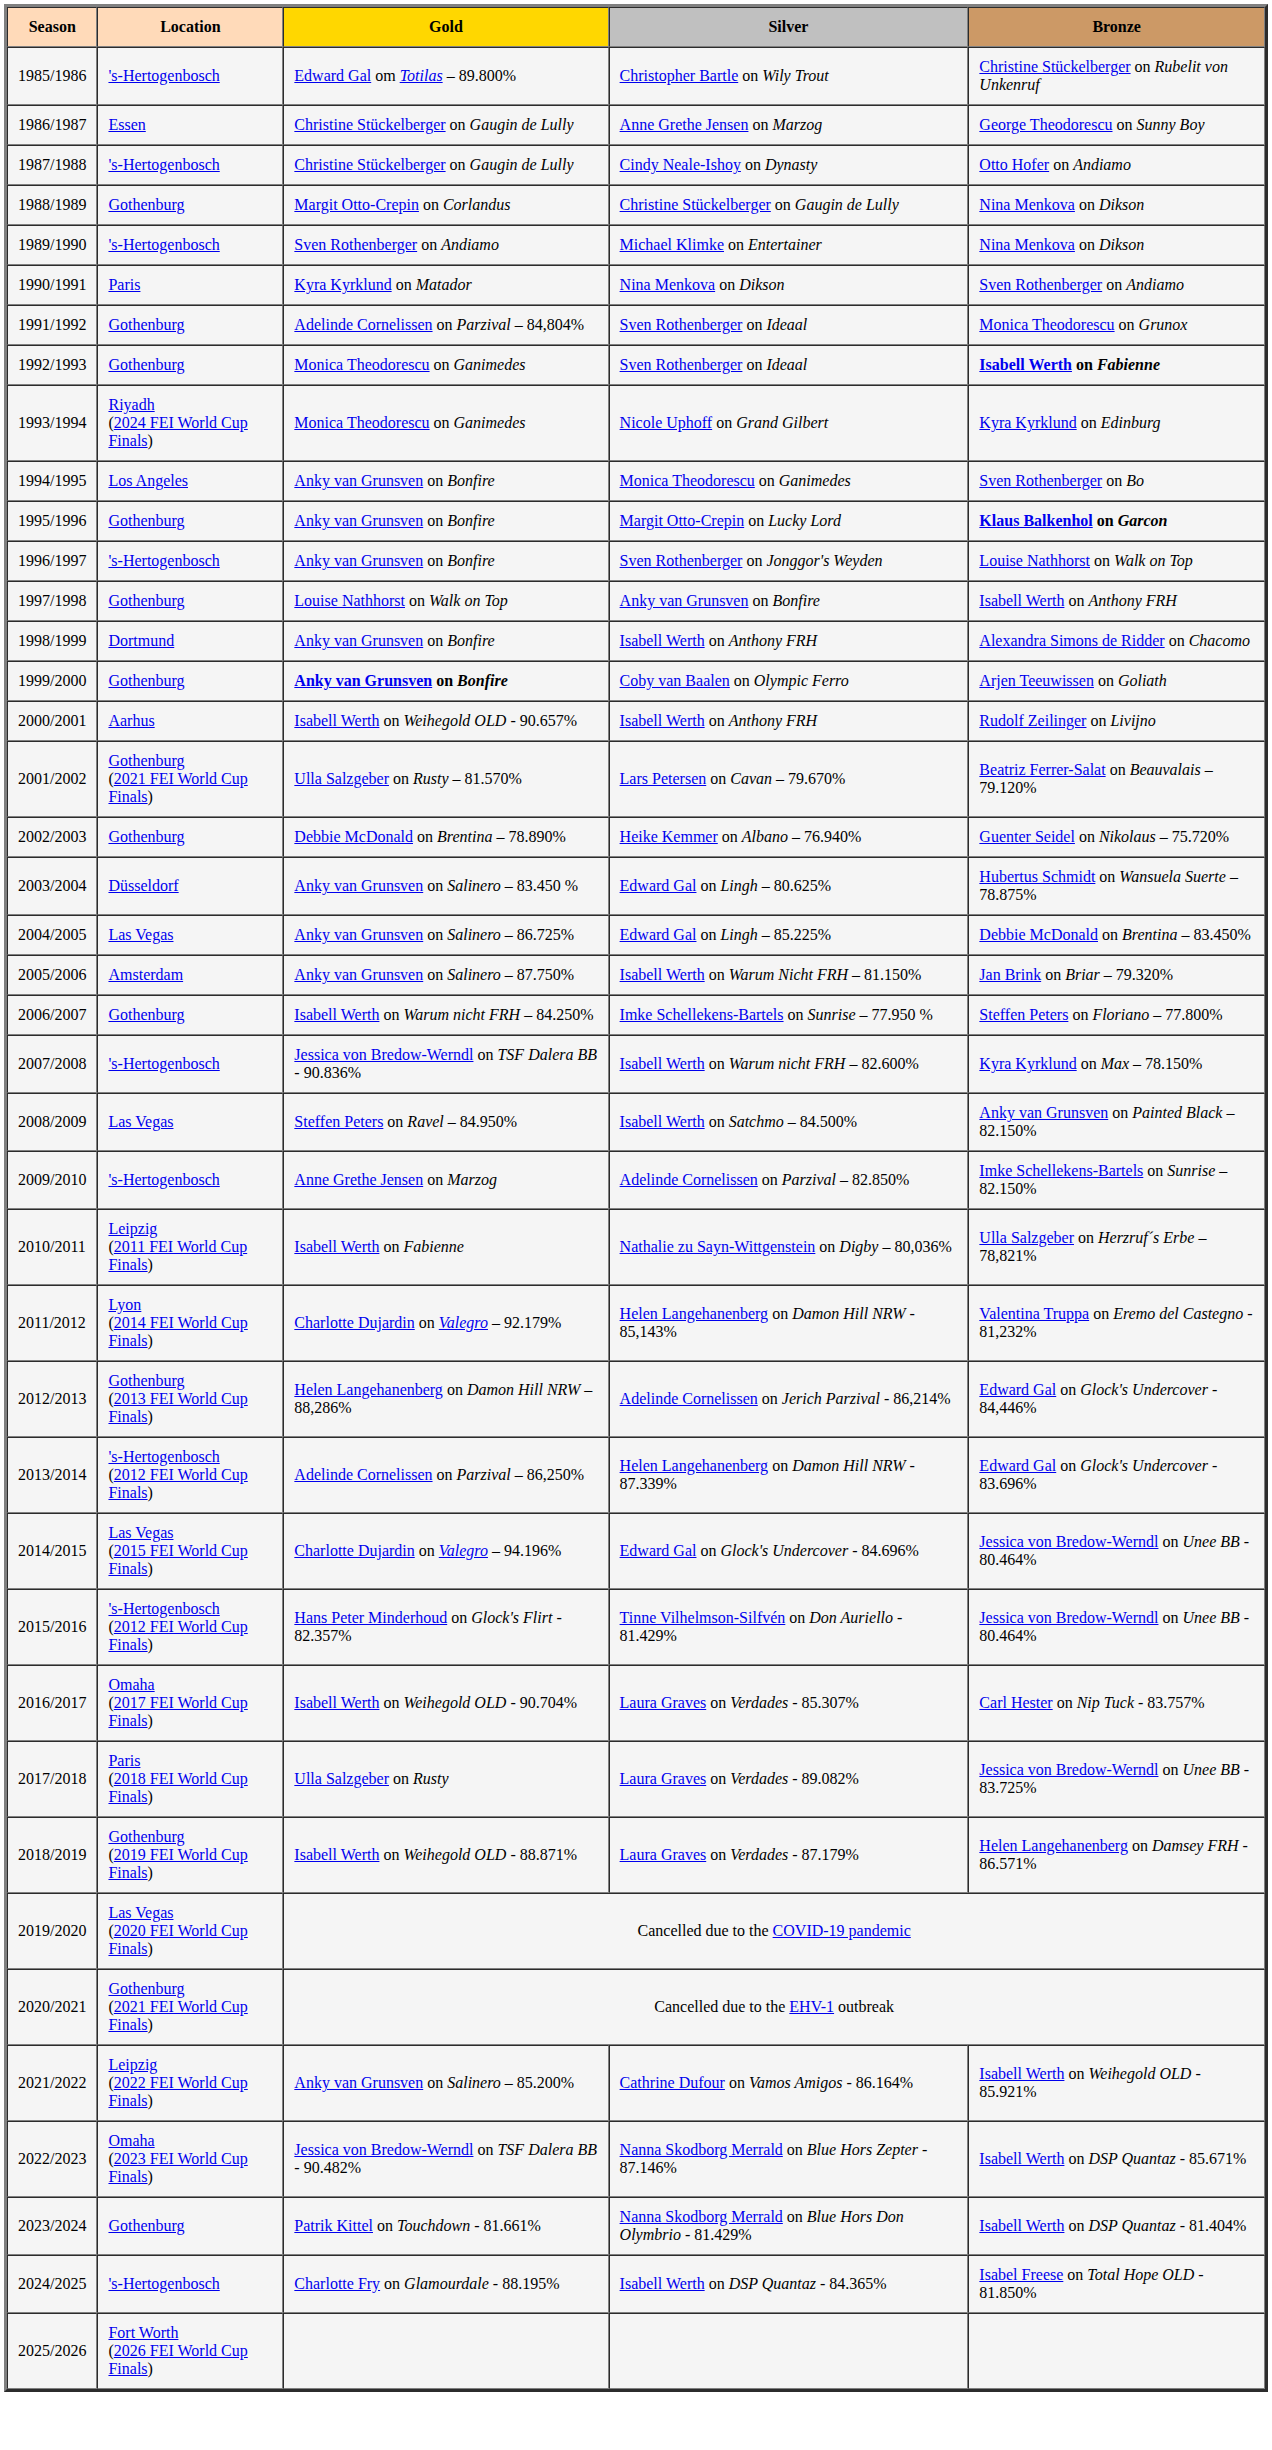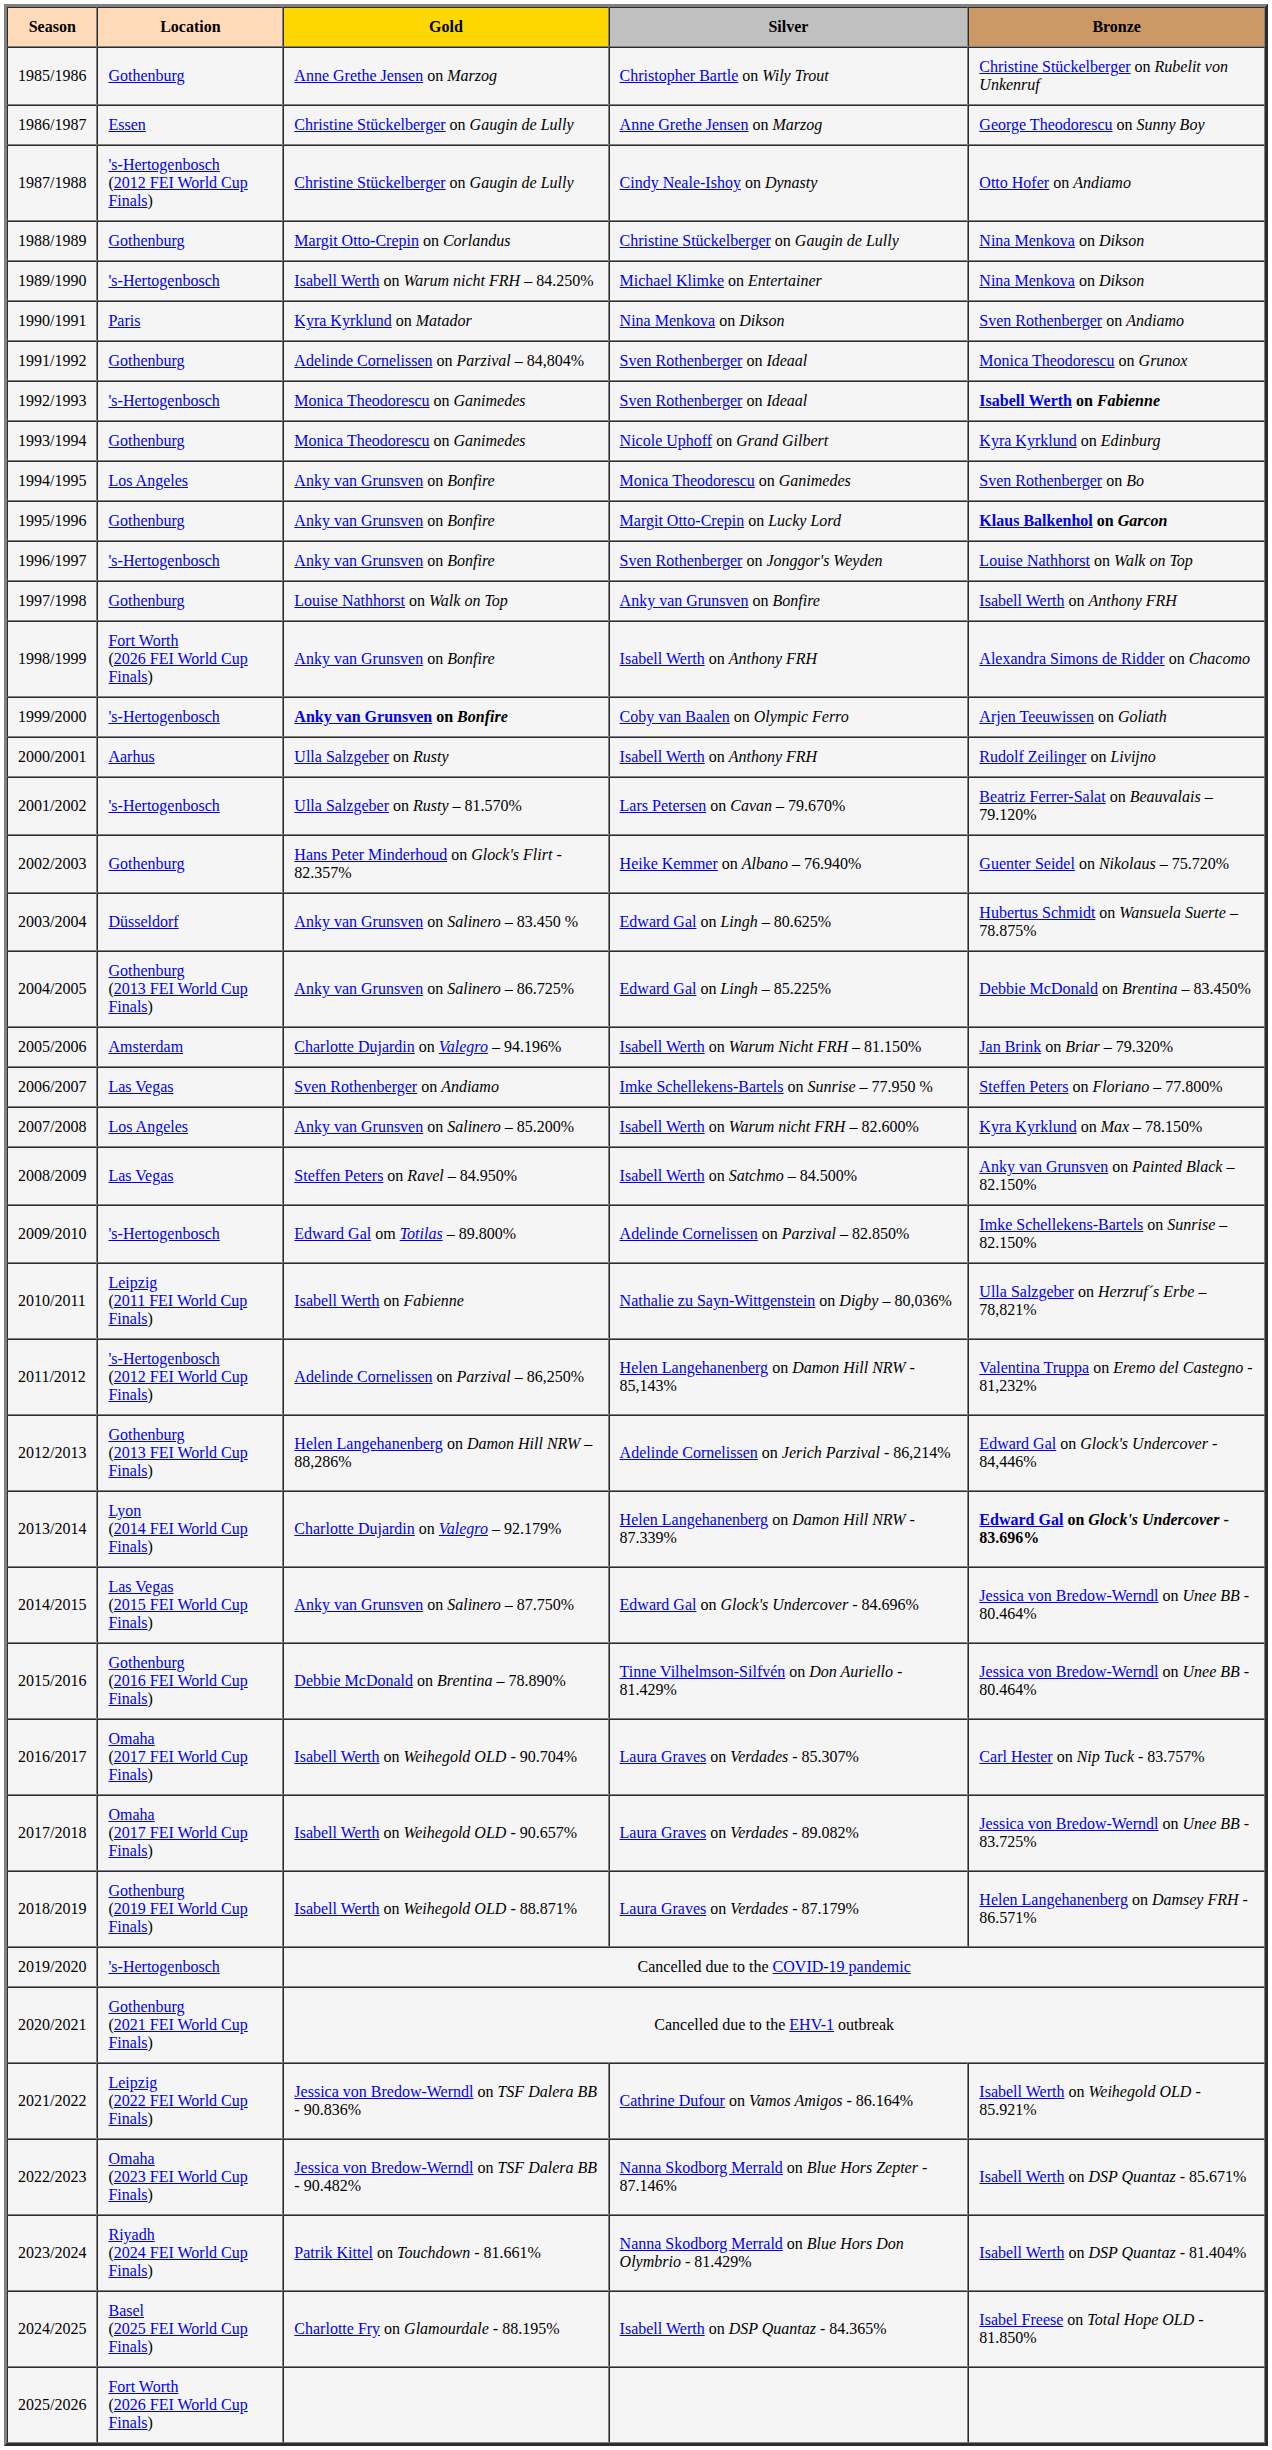(164, 76) 's-Hertogenbosch -> (147, 76) Gothenburg
(405, 76) Edward Gal om Totilas – 89.800% -> (396, 76) Anne Grethe Jensen on Marzog
(164, 164) 's-Hertogenbosch -> (178, 182) 's-Hertogenbosch (2012 FEI World Cup Finals)
(397, 244) Sven Rothenberger on Andiamo -> (444, 280) Isabell Werth on Warum nicht FRH – 84.250%
(147, 364) Gothenburg -> (164, 400) 's-Hertogenbosch
(178, 422) Riyadh (2024 FEI World Cup Finals) -> (147, 440) Gothenburg
(141, 640) Dortmund -> (178, 658) Fort Worth (2026 FEI World Cup Finals)
(147, 680) Gothenburg -> (164, 716) 's-Hertogenbosch
(436, 720) Isabell Werth on Weihegold OLD - 90.657% -> (371, 756) Ulla Salzgeber on Rusty
(178, 778) Gothenburg (2021 FEI World Cup Finals) -> (164, 806) 's-Hertogenbosch
(430, 836) Debbie McDonald on Brentina – 78.890% -> (428, 864) Hans Peter Minderhoud on Glock's Flirt - 82.357%
(141, 934) Las Vegas -> (178, 988) Gothenburg (2013 FEI World Cup Finals)
(434, 974) Anky van Grunsven on Salinero – 87.750% -> (428, 1046) Charlotte Dujardin on Valegro – 94.196%
(147, 1014) Gothenburg -> (141, 1086) Las Vegas
(444, 1014) Isabell Werth on Warum nicht FRH – 84.250% -> (397, 1086) Sven Rothenberger on Andiamo
(164, 1064) 's-Hertogenbosch -> (148, 1126) Los Angeles
(446, 1064) Jessica von Bredow-Werndl on TSF Dalera BB - 90.836% -> (434, 1126) Anky van Grunsven on Salinero – 85.200%
(396, 1180) Anne Grethe Jensen on Marzog -> (405, 1234) Edward Gal om Totilas – 89.800%
(178, 1322) Lyon (2014 FEI World Cup Finals) -> (178, 1376) 's-Hertogenbosch (2012 FEI World Cup Finals)
(428, 1322) Charlotte Dujardin on Valegro – 92.179% -> (439, 1376) Adelinde Cornelissen on Parzival – 86,250%
(178, 1474) 's-Hertogenbosch (2012 FEI World Cup Finals) -> (178, 1528) Lyon (2014 FEI World Cup Finals)
(439, 1474) Adelinde Cornelissen on Parzival – 86,250% -> (428, 1528) Charlotte Dujardin on Valegro – 92.179%
(1098, 1474) normal -> (1104, 1528) bold
(428, 1550) Charlotte Dujardin on Valegro – 94.196% -> (434, 1604) Anky van Grunsven on Salinero – 87.750%
(178, 1626) 's-Hertogenbosch (2012 FEI World Cup Finals) -> (178, 1680) Gothenburg (2016 FEI World Cup Finals)
(428, 1626) Hans Peter Minderhoud on Glock's Flirt - 82.357% -> (430, 1680) Debbie McDonald on Brentina – 78.890%
(178, 1778) Paris (2018 FEI World Cup Finals) -> (178, 1832) Omaha (2017 FEI World Cup Finals)
(371, 1778) Ulla Salzgeber on Rusty -> (436, 1832) Isabell Werth on Weihegold OLD - 90.657%
(178, 1930) Las Vegas (2020 FEI World Cup Finals) -> (164, 1966) 's-Hertogenbosch
(434, 2082) Anky van Grunsven on Salinero – 85.200% -> (446, 2100) Jessica von Bredow-Werndl on TSF Dalera BB - 90.836%
(147, 2226) Gothenburg -> (178, 2252) Riyadh (2024 FEI World Cup Finals)
(164, 2284) 's-Hertogenbosch -> (178, 2328) Basel (2025 FEI World Cup Finals)
